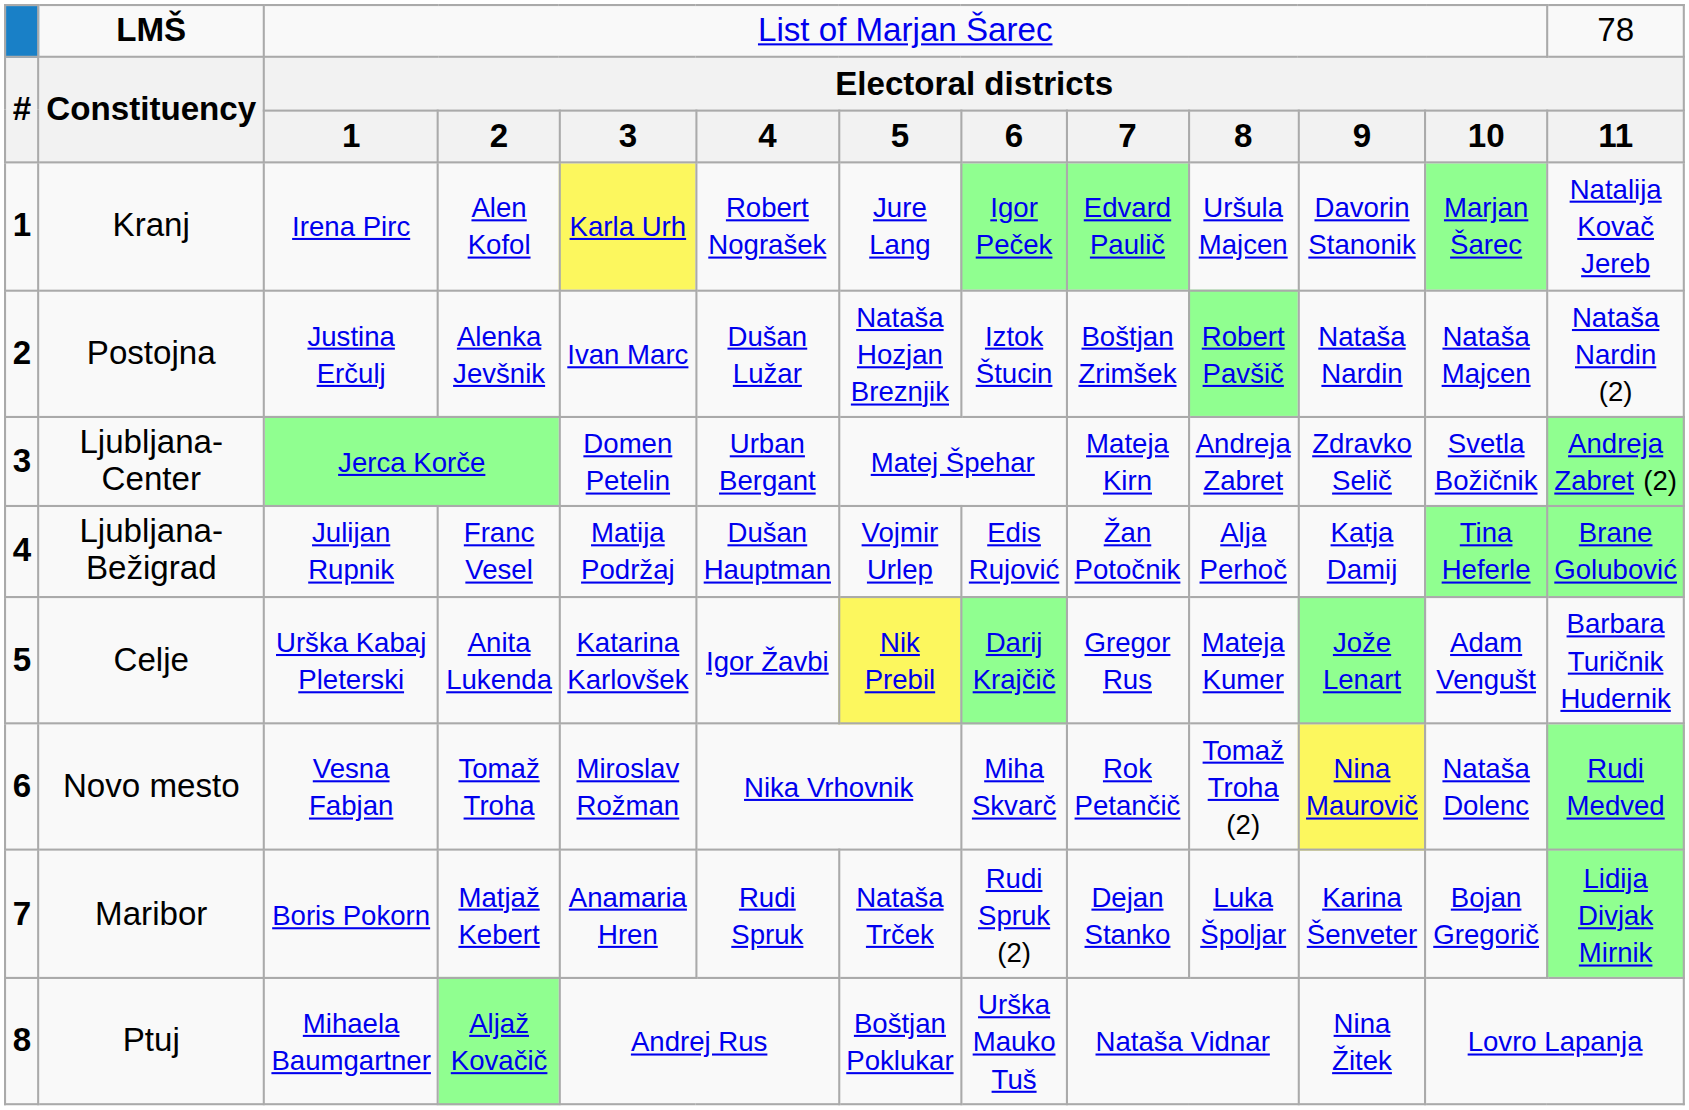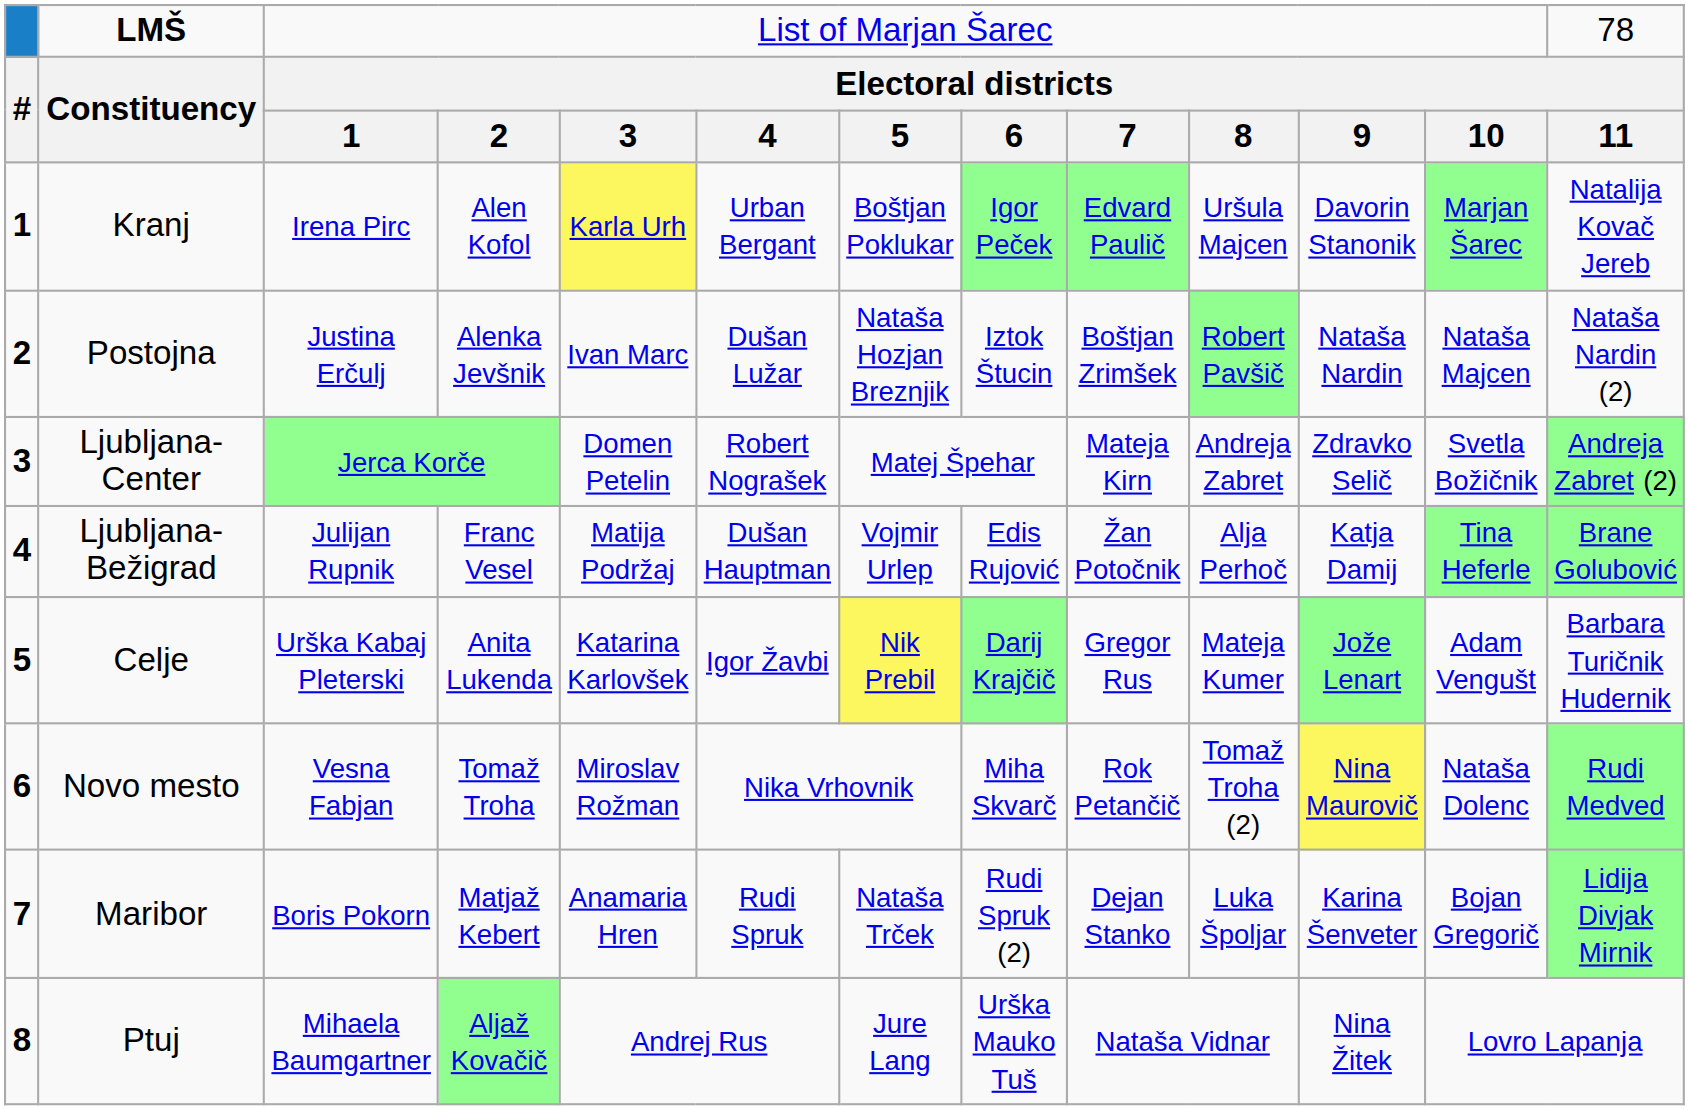(767, 225) Robert Nograšek -> (767, 225) Urban Bergant
(900, 225) Jure Lang -> (900, 225) Boštjan Poklukar
(767, 461) Urban Bergant -> (767, 461) Robert Nograšek
(900, 1040) Boštjan Poklukar -> (900, 1040) Jure Lang
